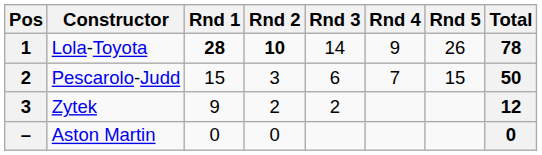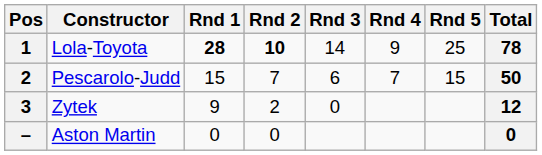(455, 48) 26 -> (455, 48) 25
(275, 77) 3 -> (275, 77) 7
(335, 106) 2 -> (335, 106) 0
